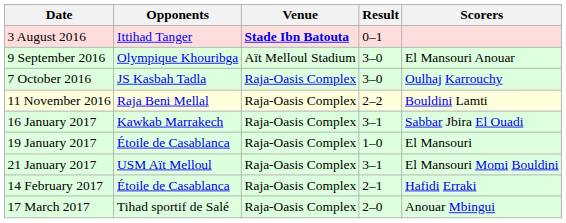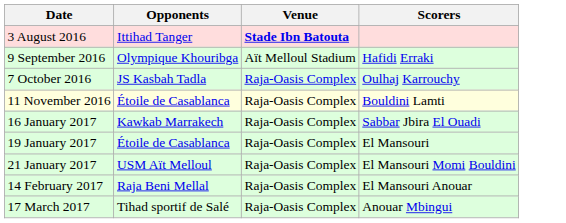- column: (381, 15)
(460, 57) El Mansouri Anouar -> (398, 57) Hafidi Erraki
(163, 100) Raja Beni Mellal -> (173, 100) Étoile de Casablanca
(173, 185) Étoile de Casablanca -> (163, 185) Raja Beni Mellal
(441, 185) Hafidi Erraki -> (417, 185) El Mansouri Anouar
